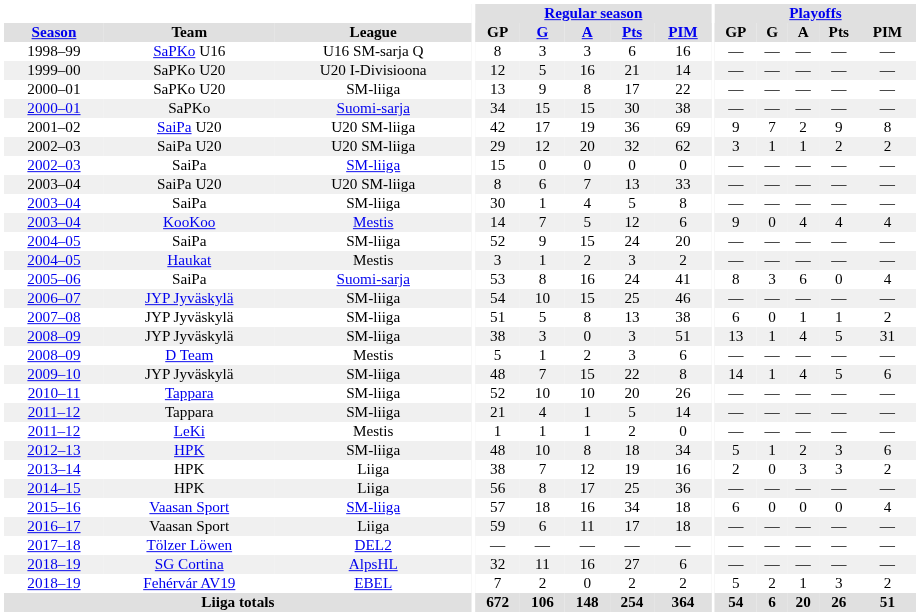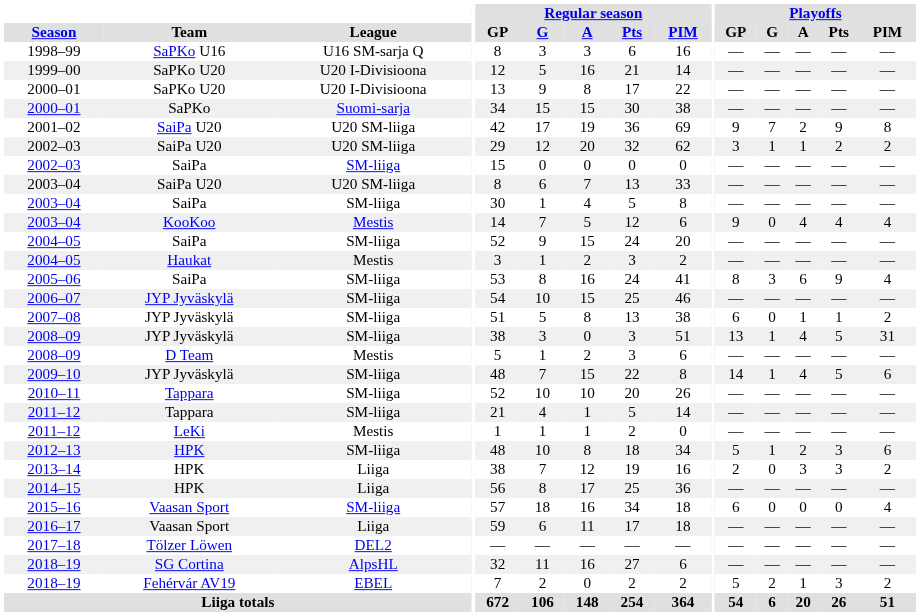(373, 89) SM-liiga -> (373, 89) U20 I-Divisioona
(373, 279) Suomi-sarja -> (373, 279) SM-liiga
(839, 279) 0 -> (839, 279) 9
